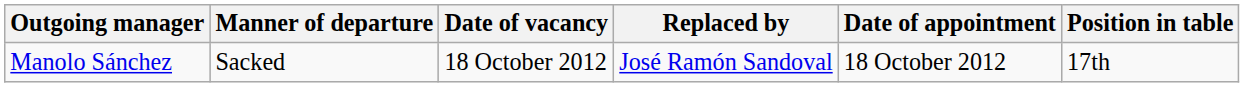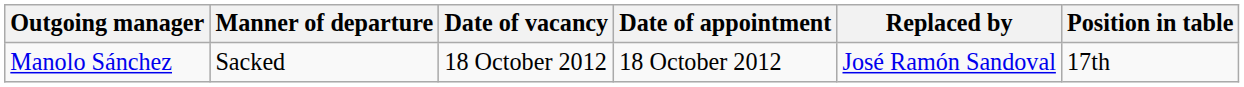columns swapped: (726, 23) <-> (950, 23)
